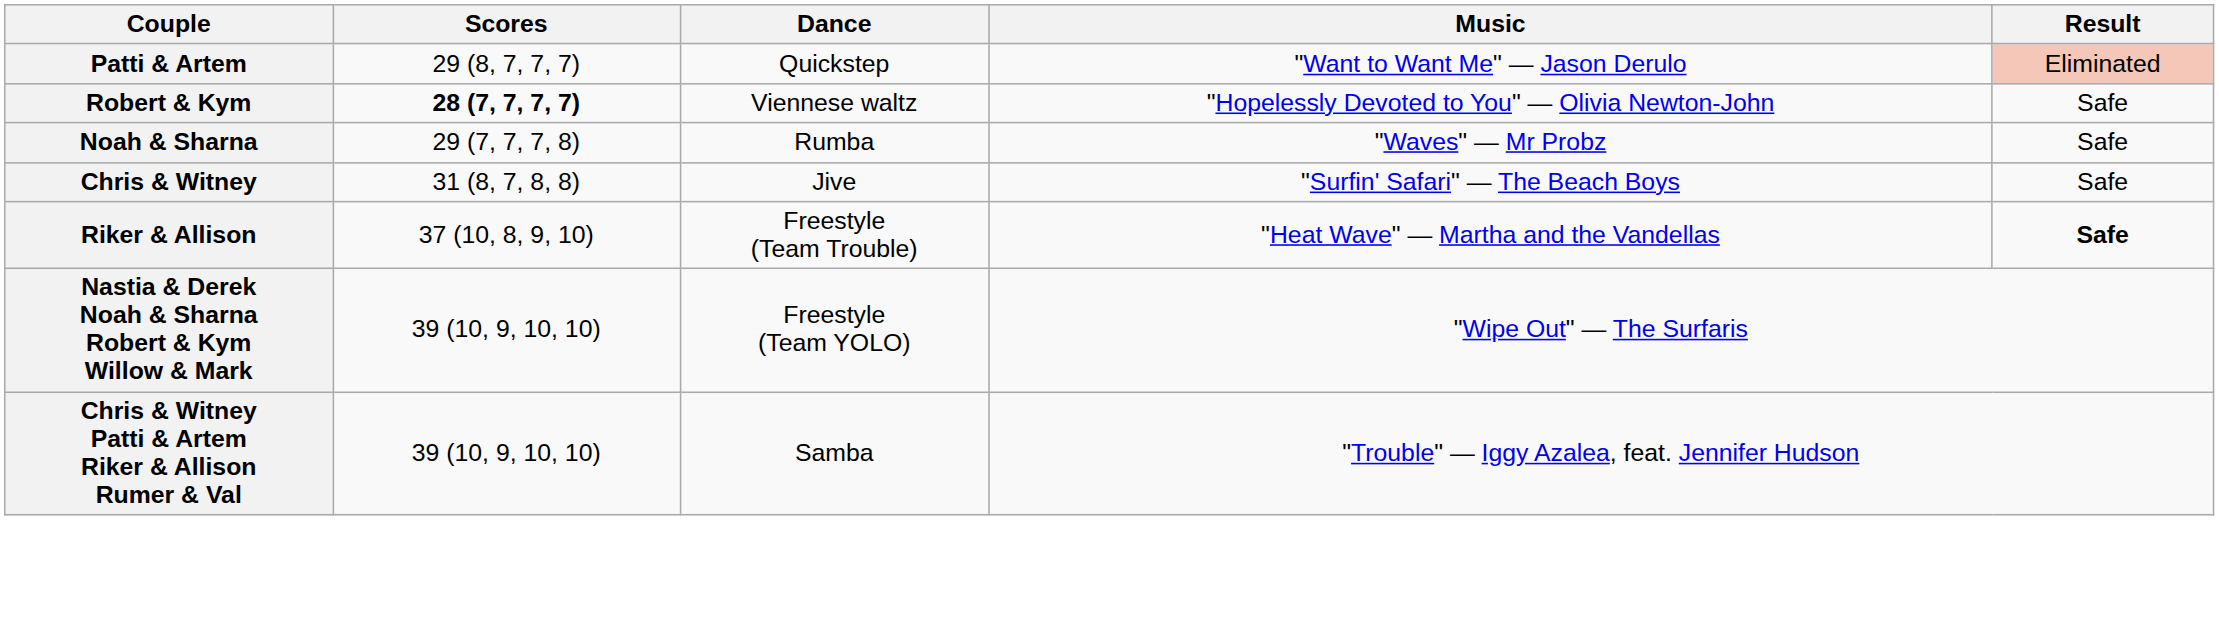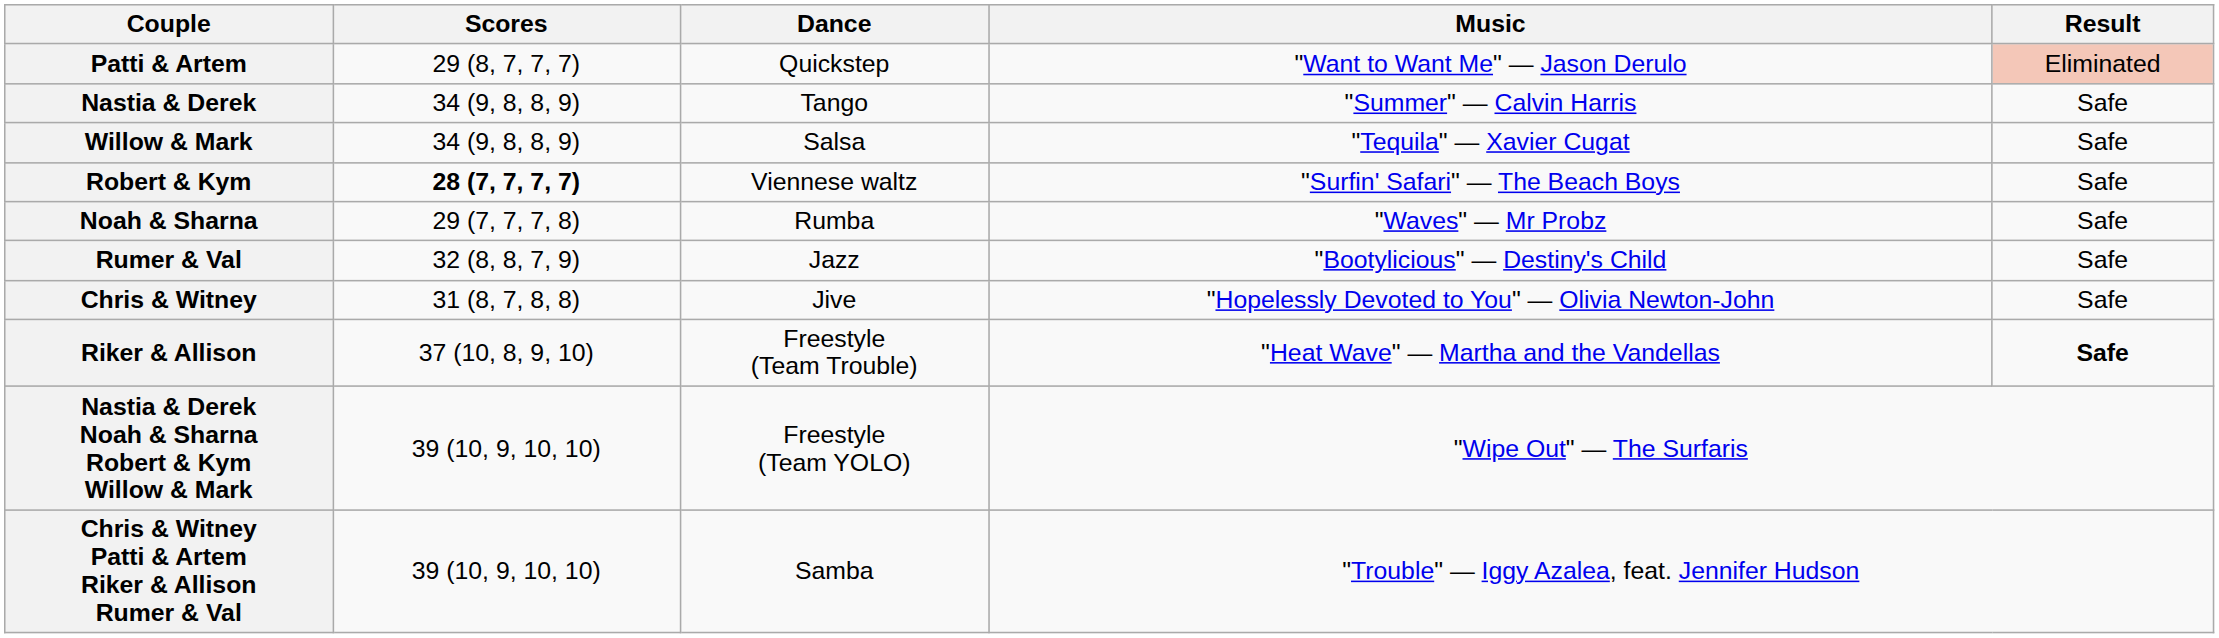+ row: (169, 102)
+ row: (169, 142)
(1490, 102) "Hopelessly Devoted to You" — Olivia Newton-John -> (1490, 181) "Surfin' Safari" — The Beach Boys
+ row: (169, 260)
(1490, 181) "Surfin' Safari" — The Beach Boys -> (1490, 299) "Hopelessly Devoted to You" — Olivia Newton-John
